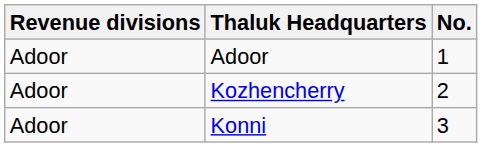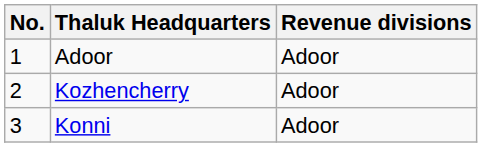columns swapped: (454, 22) <-> (105, 22)
